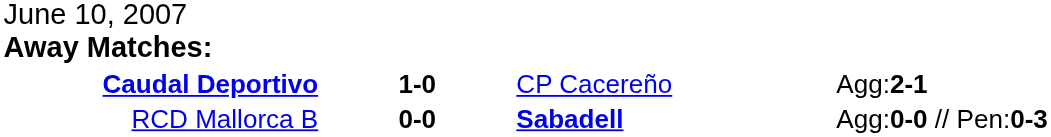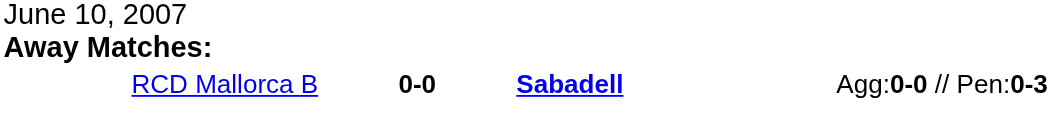- row: (210, 84)
